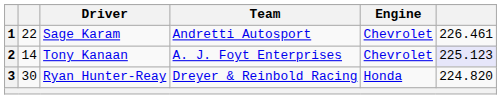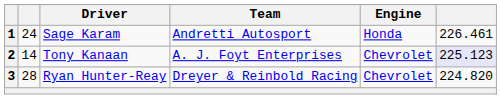(29, 36) 22 -> (29, 36) 24
(398, 36) Chevrolet -> (383, 36) Honda
(29, 77) 30 -> (29, 77) 28
(383, 77) Honda -> (398, 77) Chevrolet
